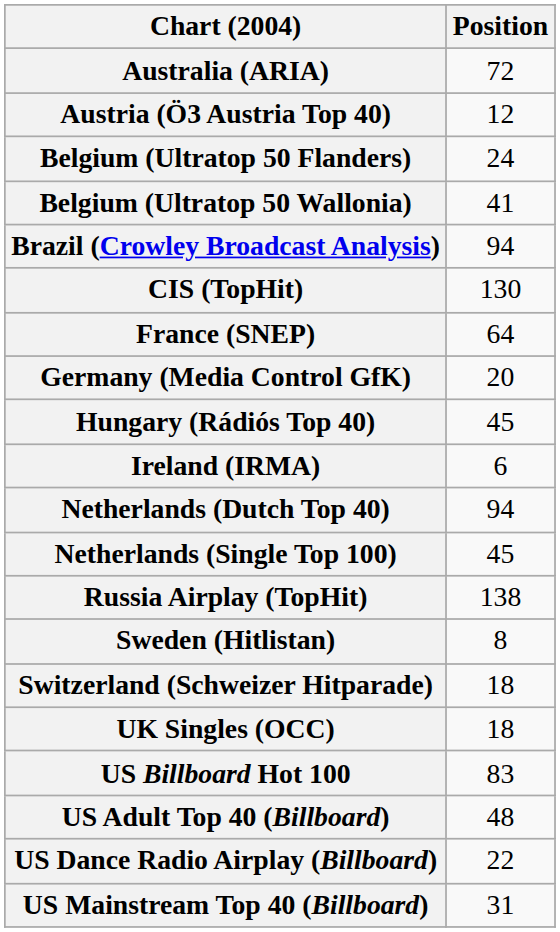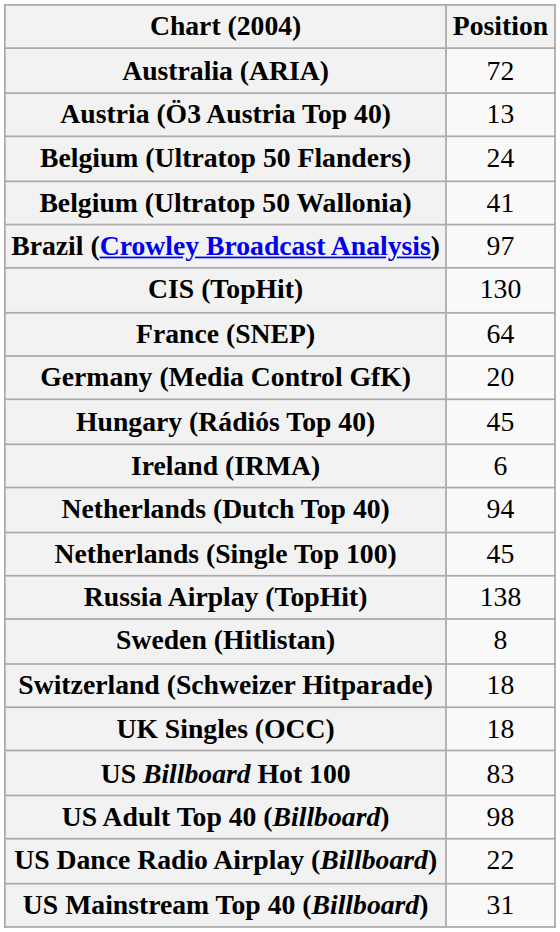(500, 114) 12 -> (500, 114) 13
(500, 245) 94 -> (500, 245) 97
(500, 816) 48 -> (500, 816) 98
